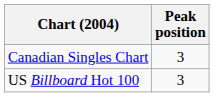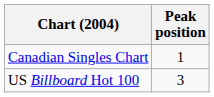(180, 56) 3 -> (180, 56) 1
